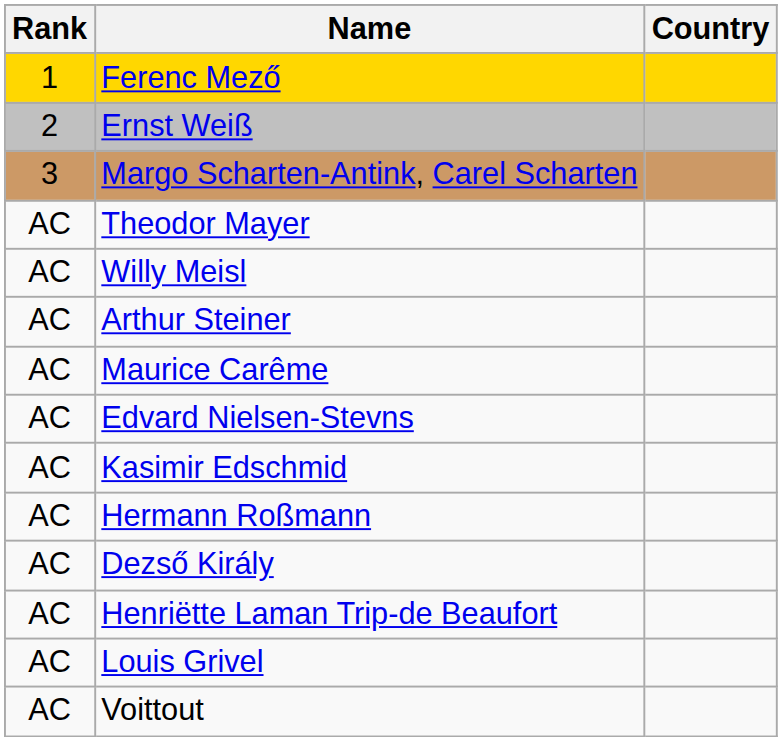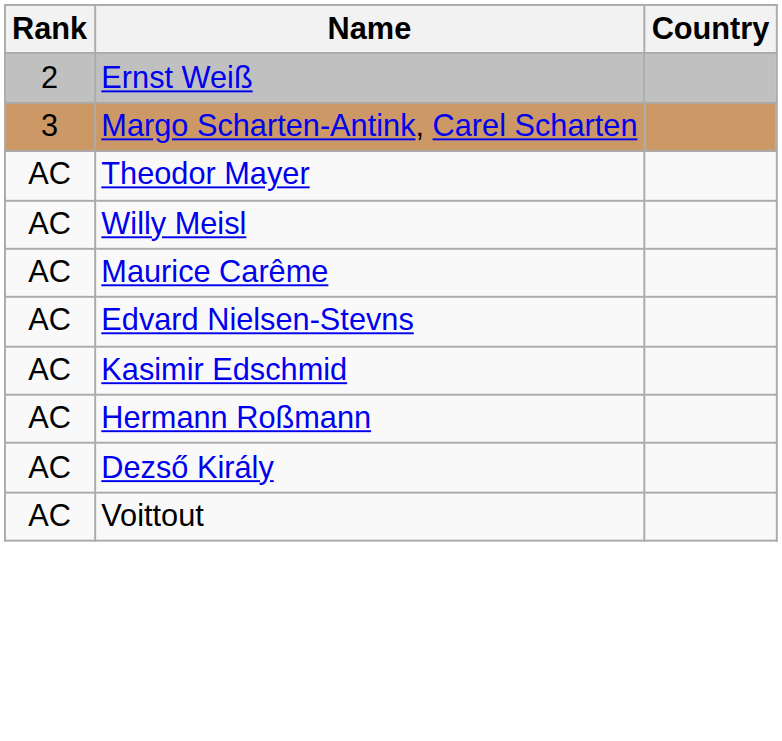- row: (191, 77)
- row: (196, 321)
- row: (329, 613)
- row: (182, 662)
